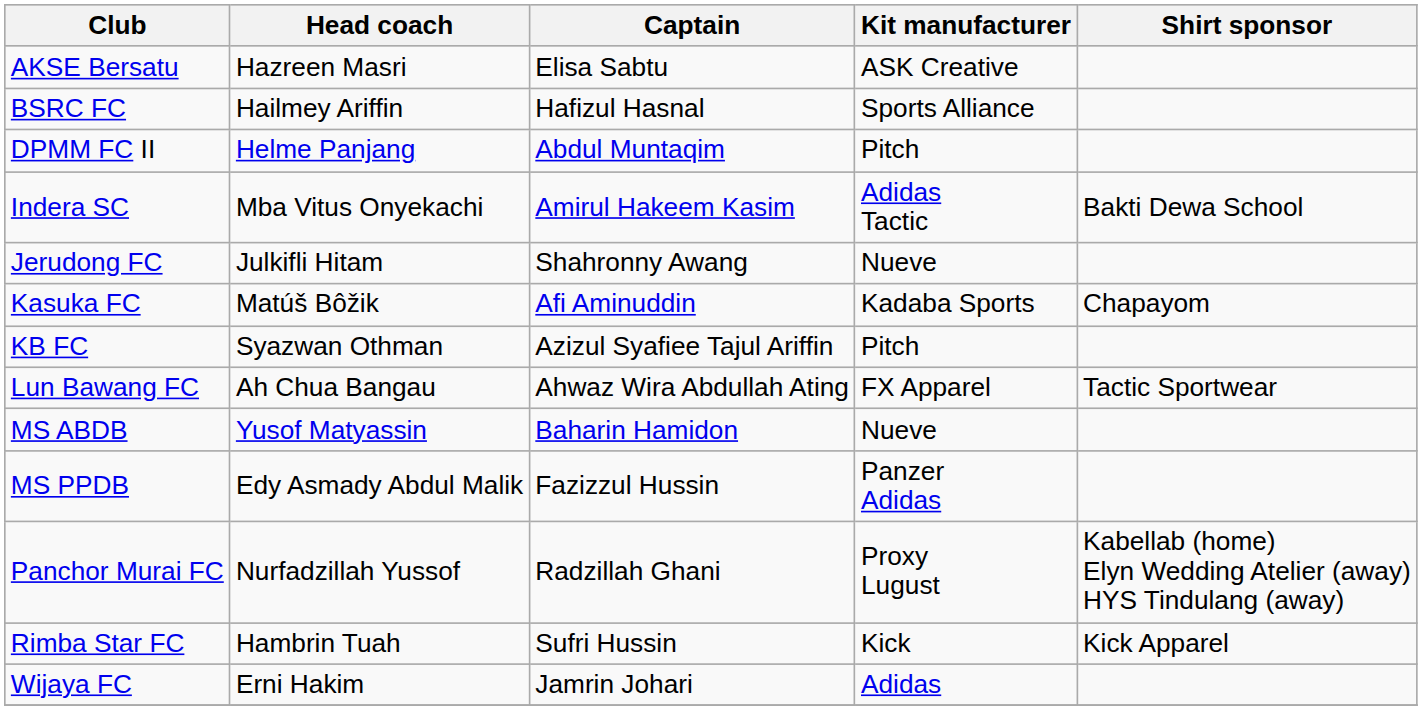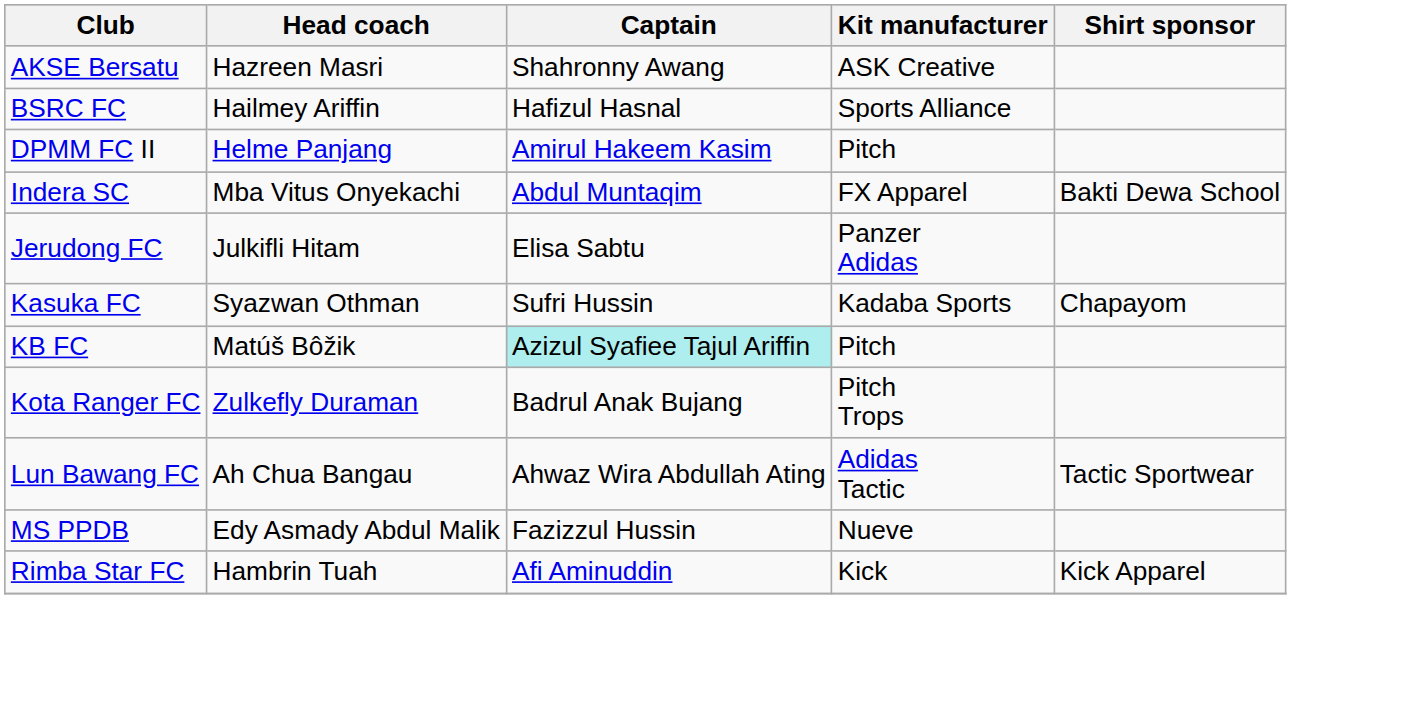(602, 66) Elisa Sabtu -> (618, 66) Shahronny Awang
(630, 150) Abdul Muntaqim -> (642, 150) Amirul Hakeem Kasim
(665, 206) Amirul Hakeem Kasim -> (607, 191) Abdul Muntaqim
(901, 206) Adidas Tactic -> (903, 191) FX Apparel
(642, 262) Shahronny Awang -> (578, 248) Elisa Sabtu
(899, 262) Nueve -> (879, 248) Panzer Adidas
(307, 304) Matúš Bôžik -> (316, 304) Syazwan Othman
(616, 304) Afi Aminuddin -> (583, 304) Sufri Hussin
(339, 346) Syazwan Othman -> (284, 346) Matúš Bôžik
(684, 346) no background -> (661, 346) paleturquoise background
+ row: (106, 402)
(926, 387) FX Apparel -> (878, 473) Adidas Tactic
- row: (69, 429)
(903, 485) Panzer Adidas -> (876, 530) Nueve
- row: (117, 571)
(606, 642) Sufri Hussin -> (592, 571) Afi Aminuddin
- row: (71, 684)
